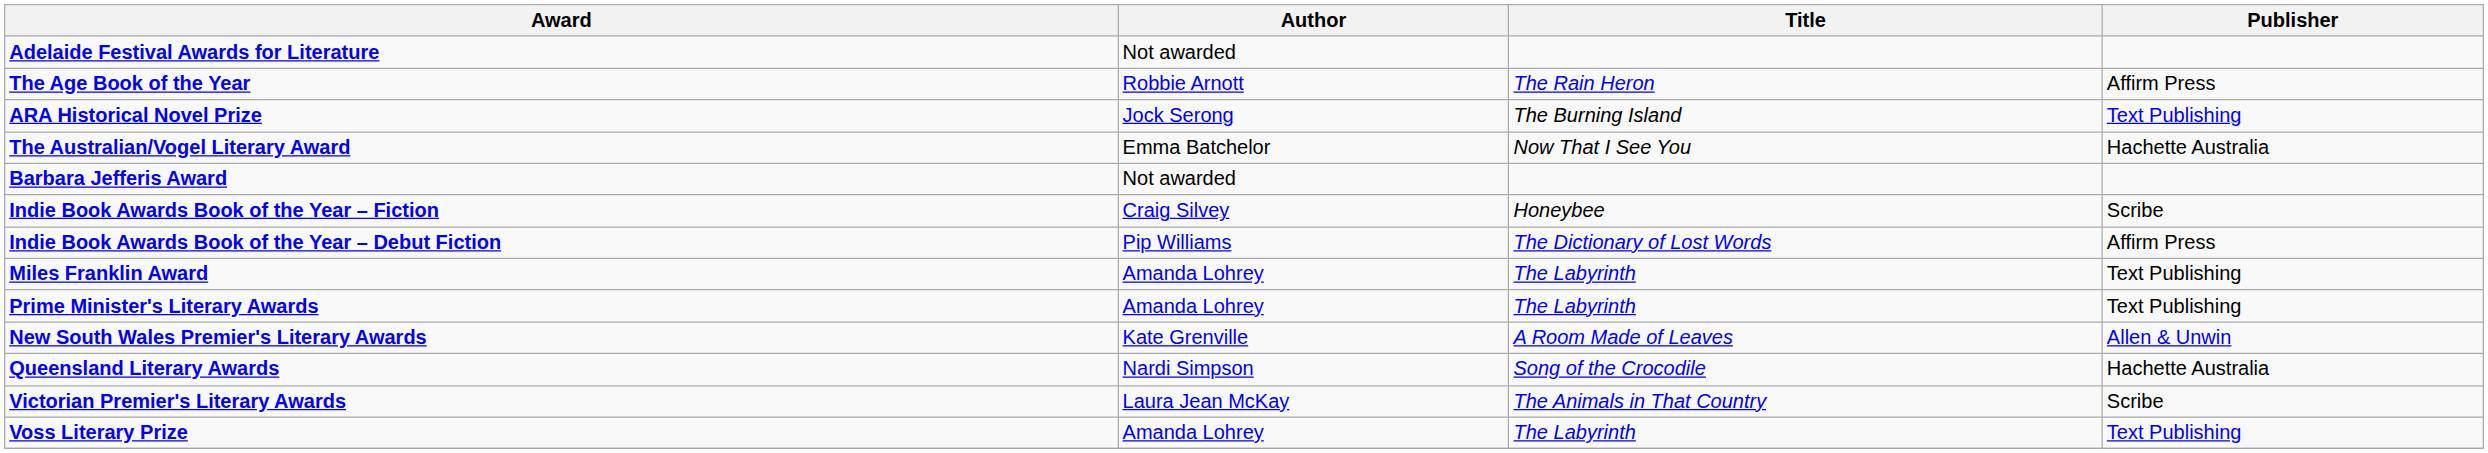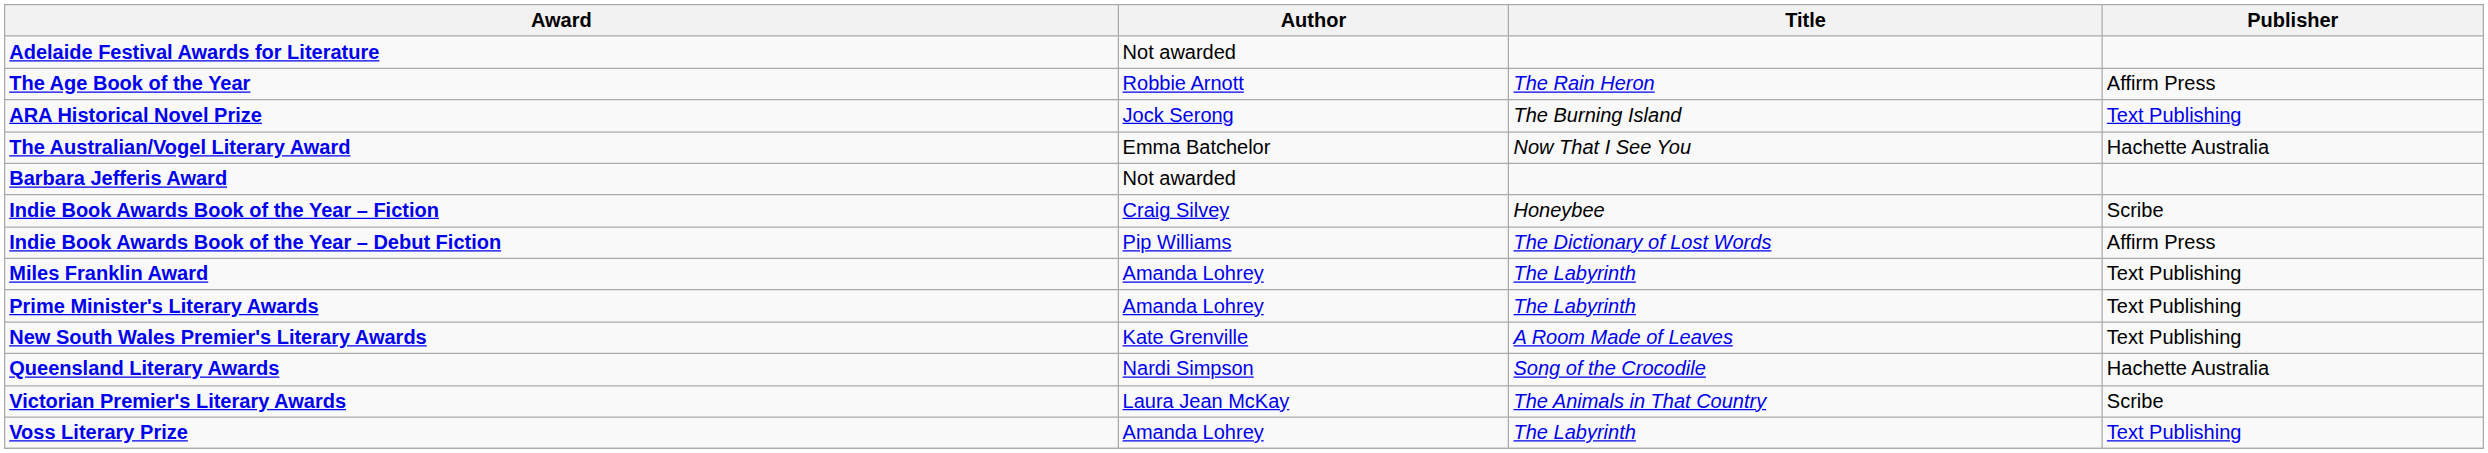(2169, 337) Allen & Unwin -> (2174, 337) Text Publishing
